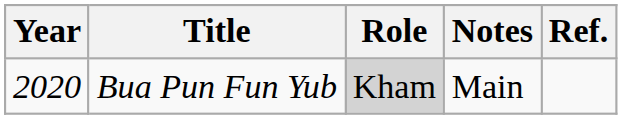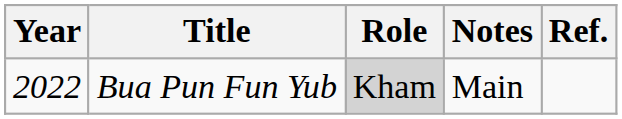(47, 85) 2020 -> (47, 85) 2022
